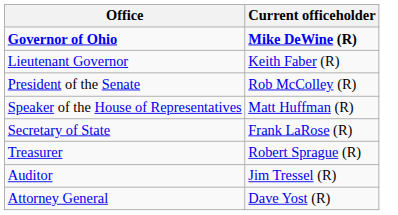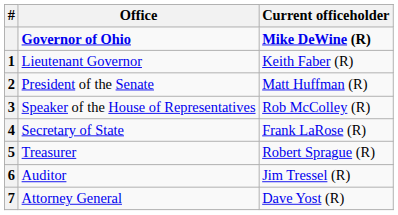+ column: (11, 15)
(302, 84) Rob McColley (R) -> (315, 84) Matt Huffman (R)
(301, 107) Matt Huffman (R) -> (316, 107) Rob McColley (R)
